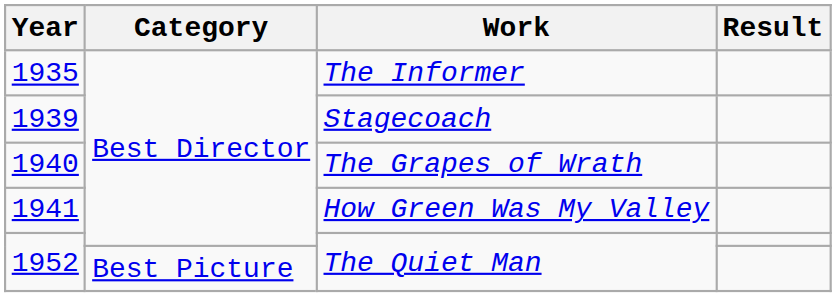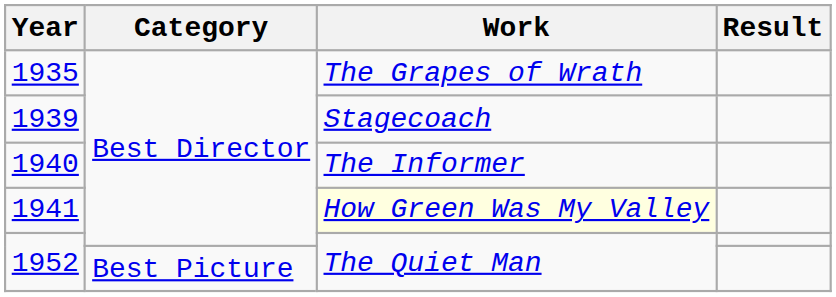(424, 73) The Informer -> (483, 73) The Grapes of Wrath
(483, 165) The Grapes of Wrath -> (424, 165) The Informer
(516, 210) no background -> (516, 210) lightyellow background
